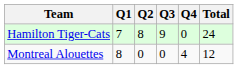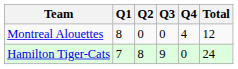rows swapped: (55, 53) <-> (59, 34)
